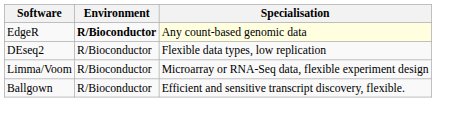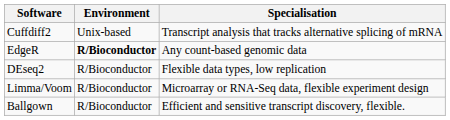+ row: (29, 32)
(234, 32) lightyellow background -> (234, 50) no background
